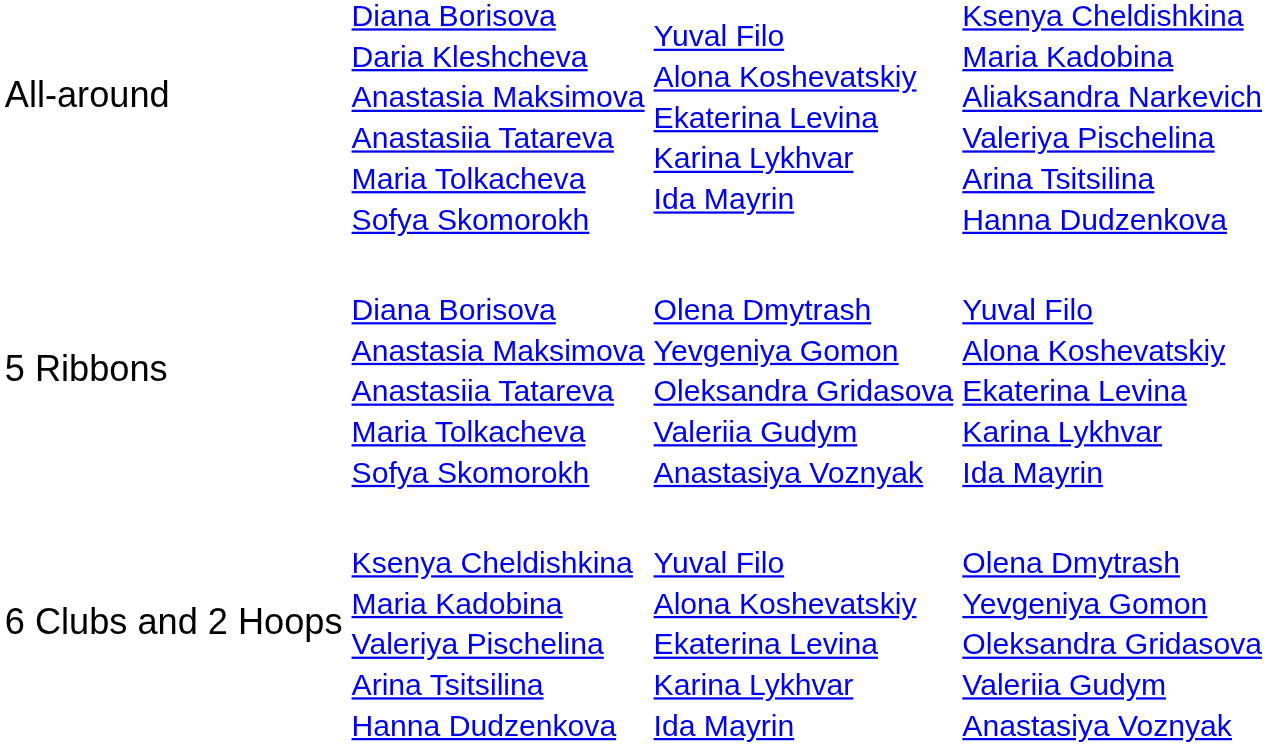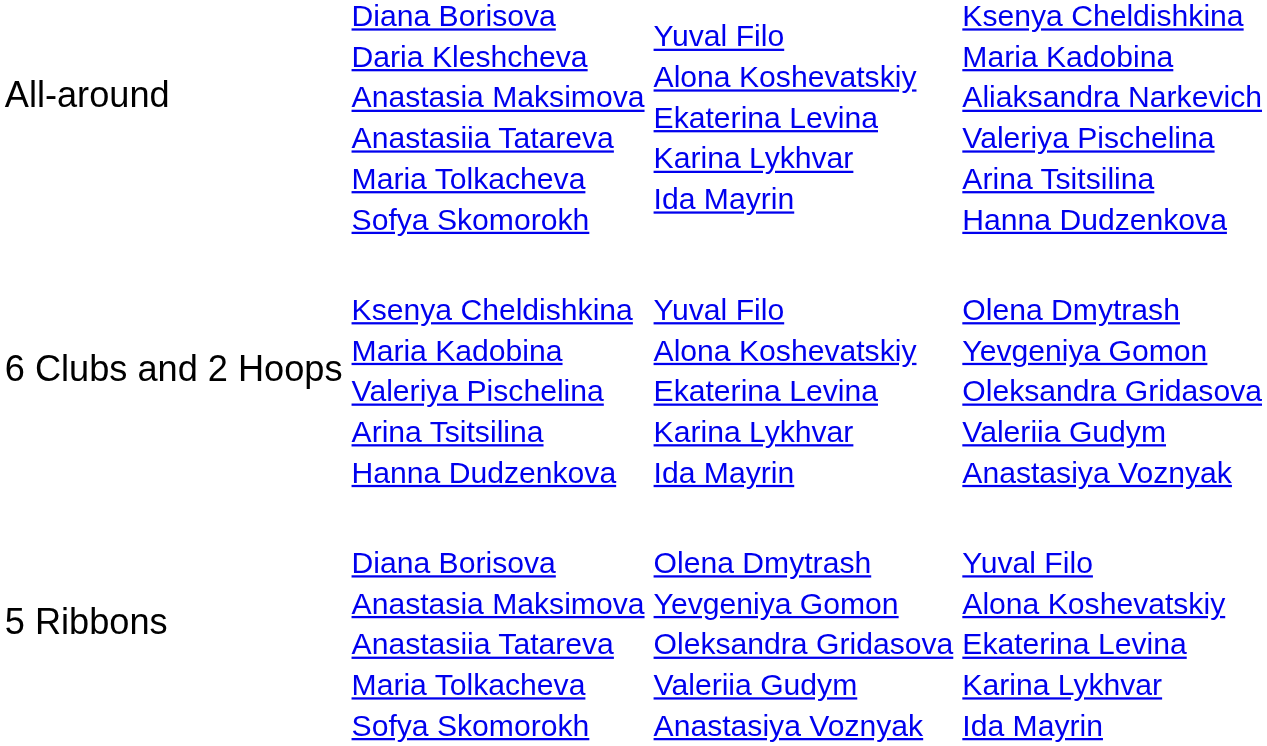rows swapped: (86, 368) <-> (174, 622)
